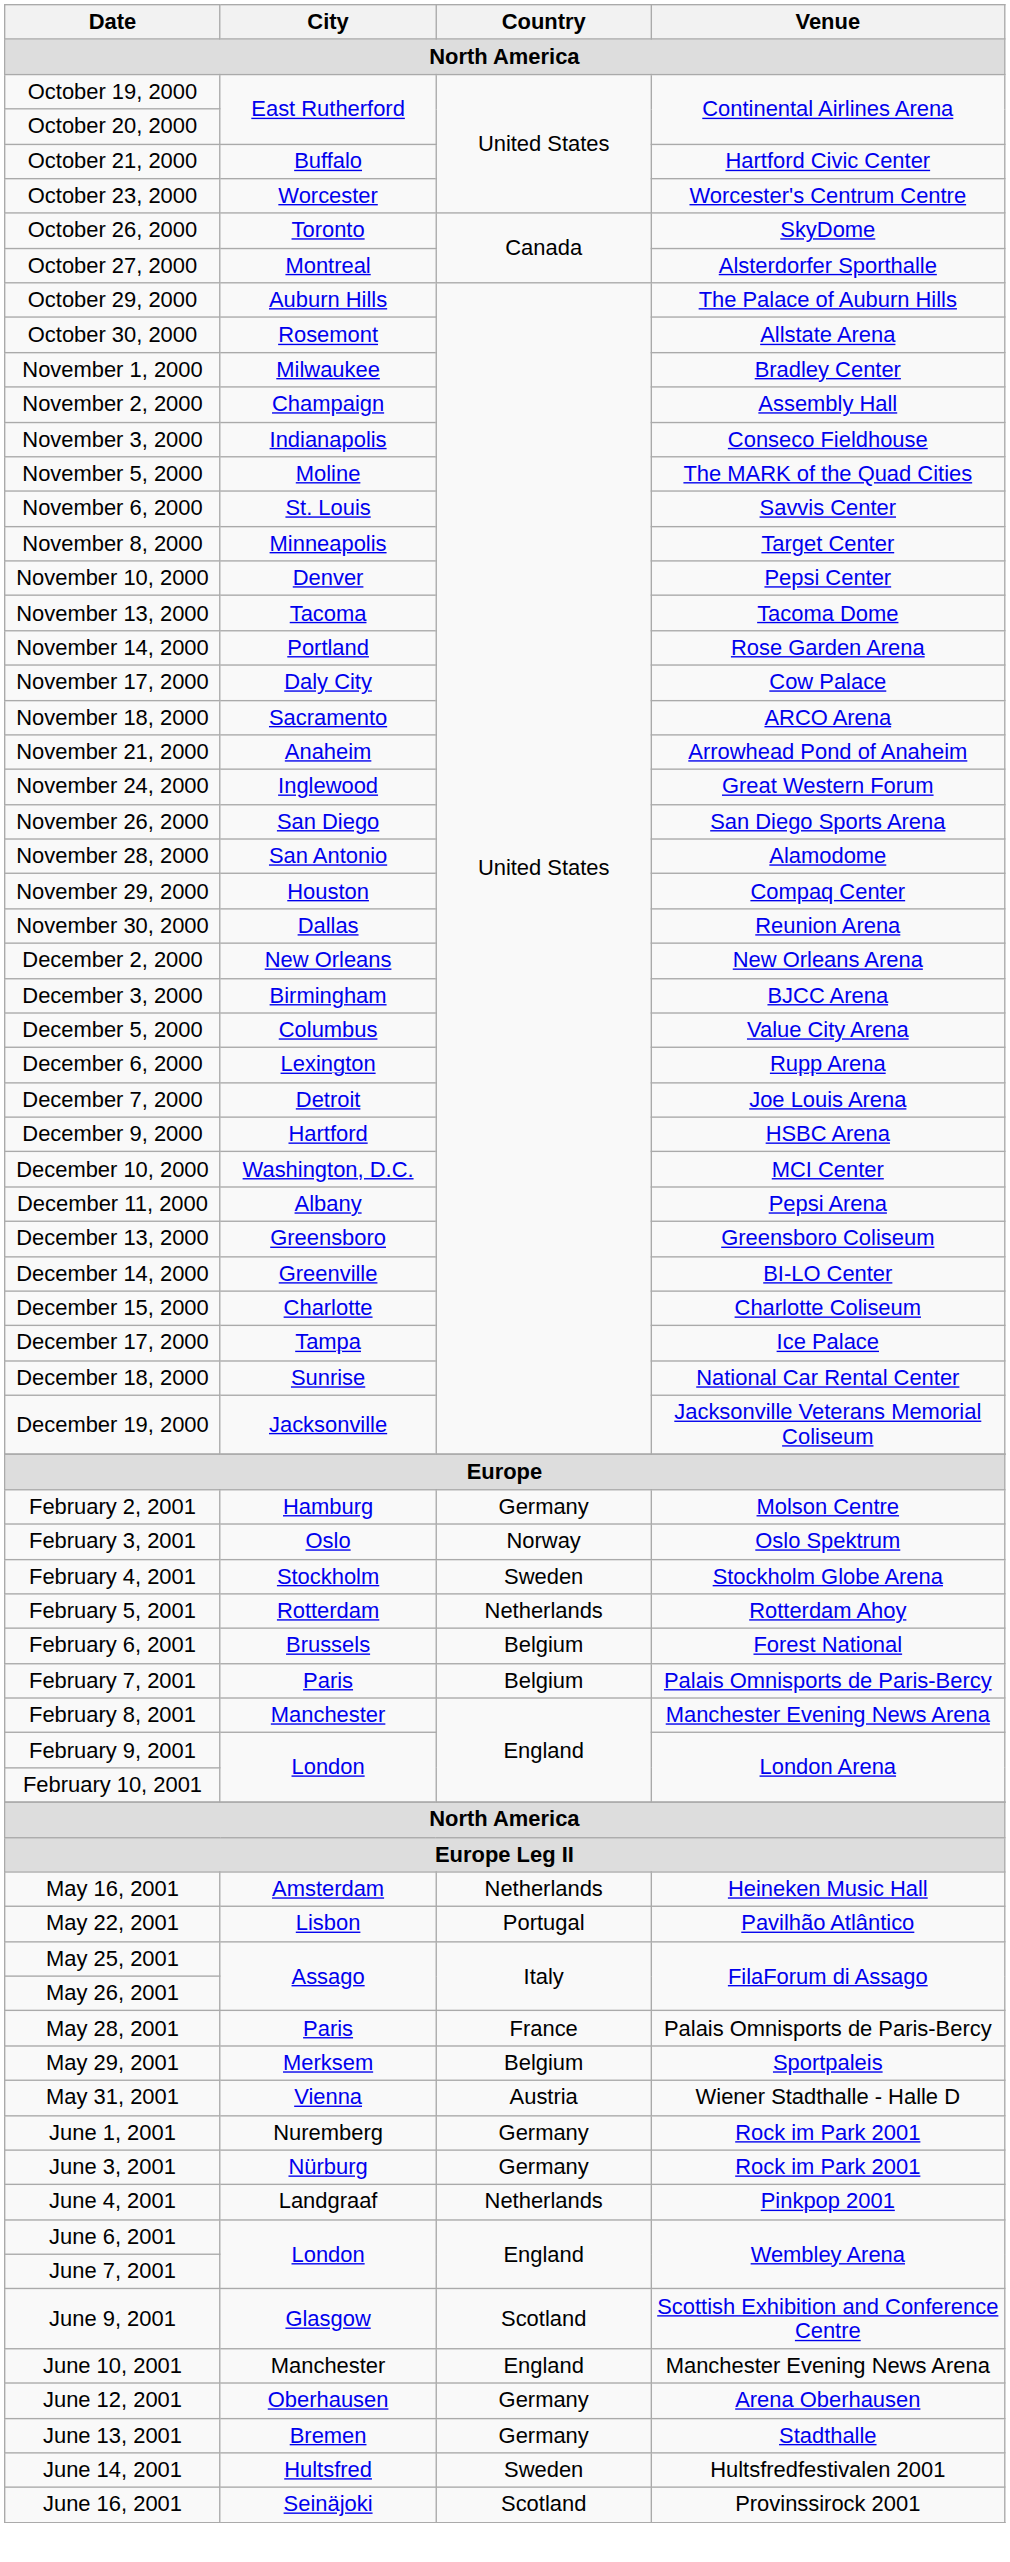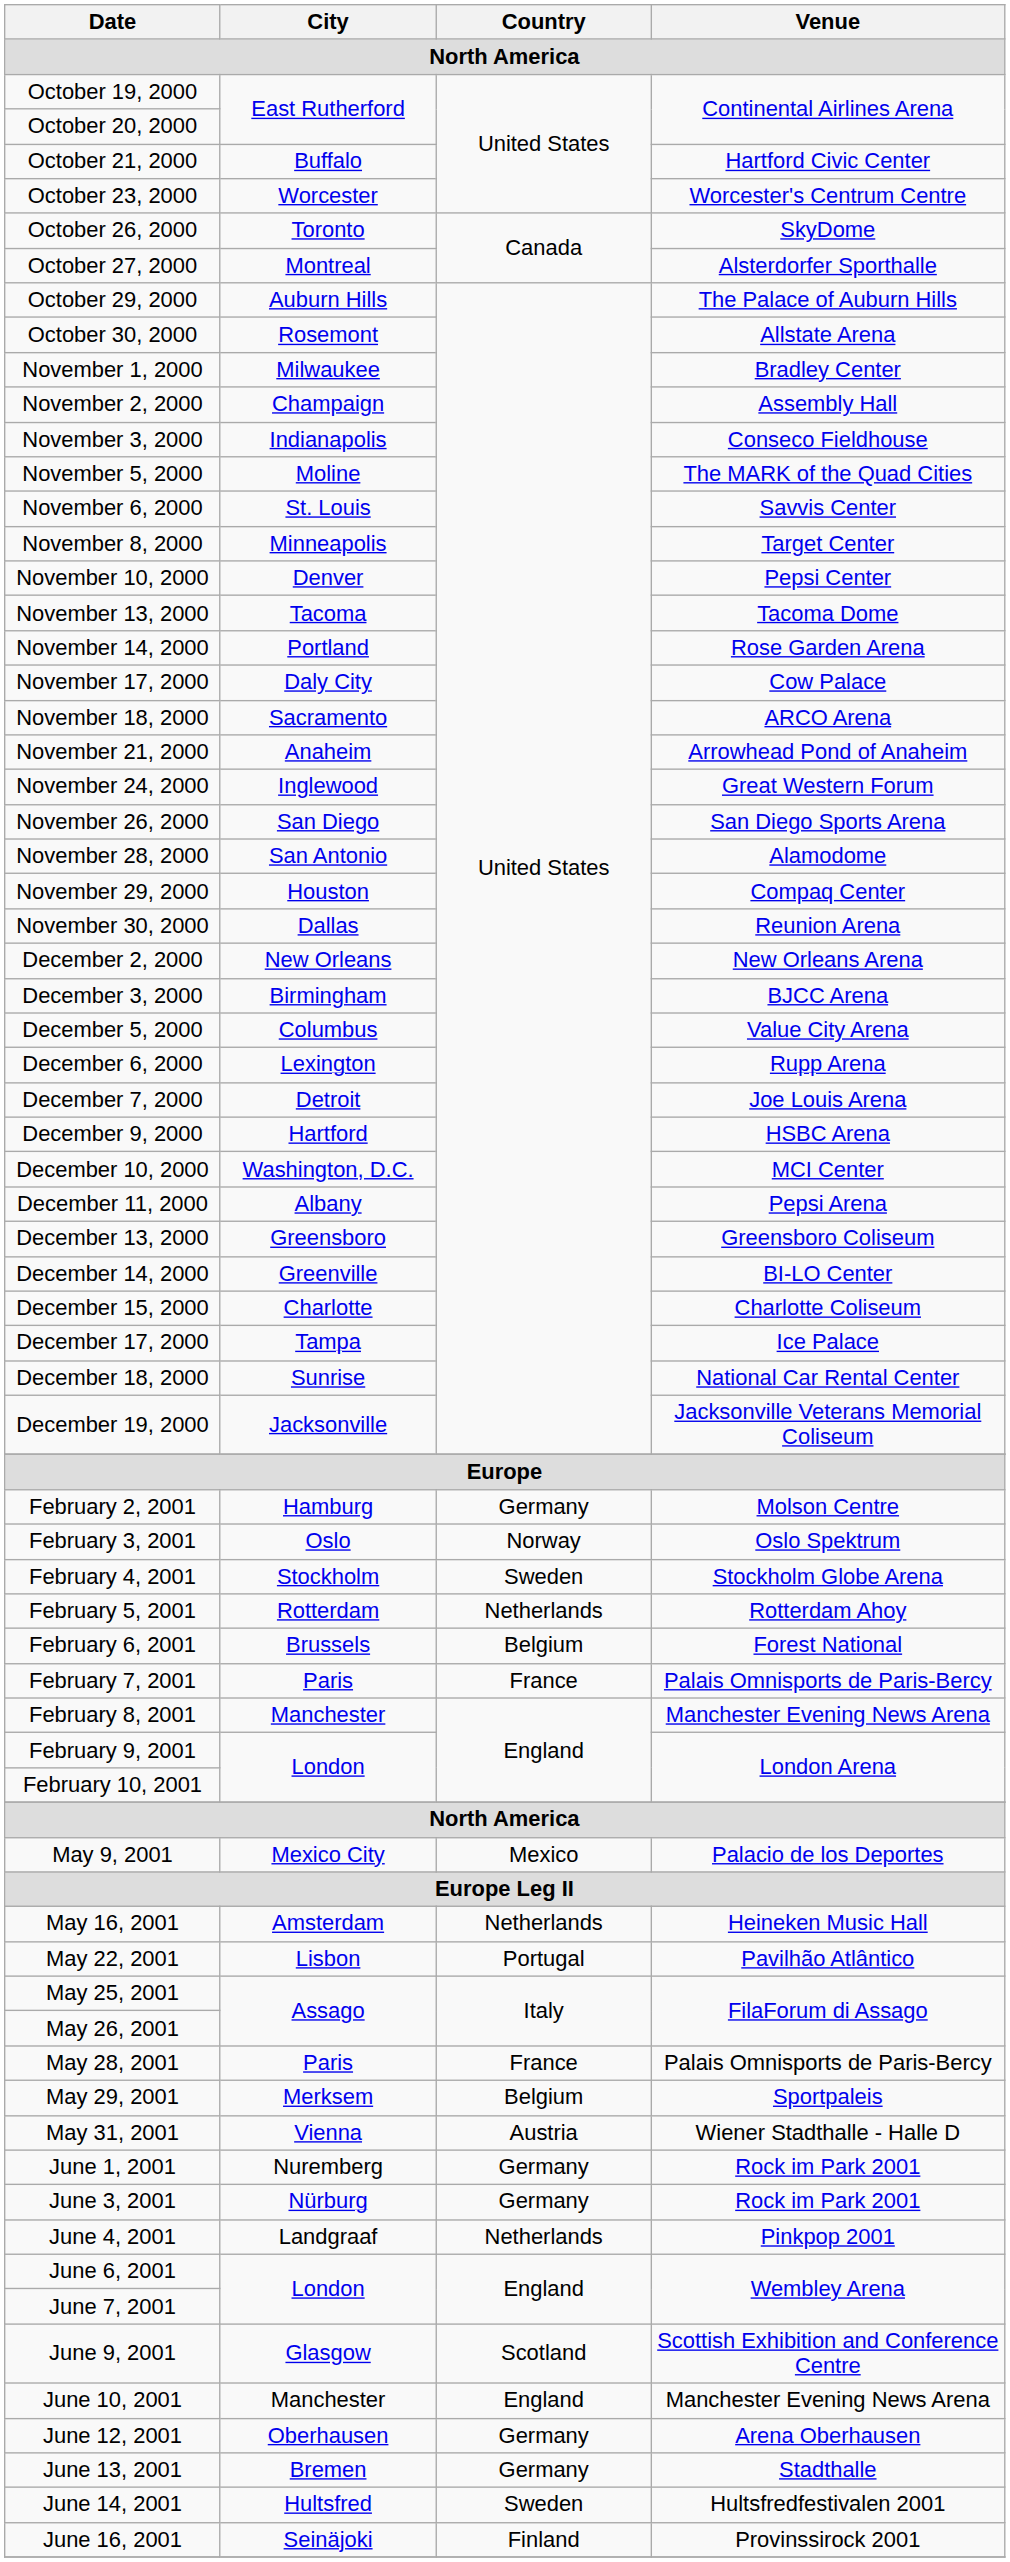(544, 1680) Belgium -> (544, 1680) France
+ row: (112, 1854)
(544, 2504) Scotland -> (544, 2539) Finland
